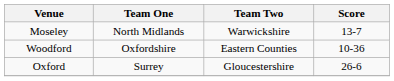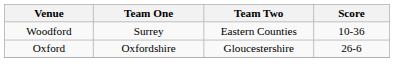- row: (49, 31)
(149, 48) Oxfordshire -> (149, 31) Surrey
(149, 66) Surrey -> (149, 48) Oxfordshire
